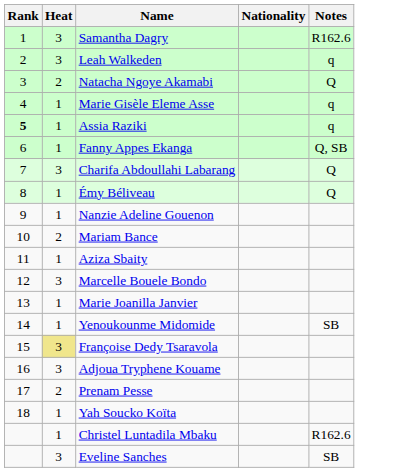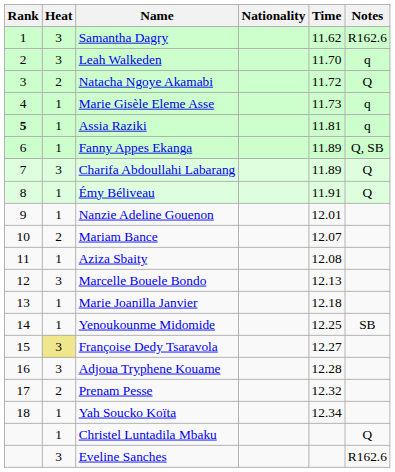+ column: (327, 15)
(331, 434) R162.6 -> (367, 434) Q
(331, 456) SB -> (367, 456) R162.6
